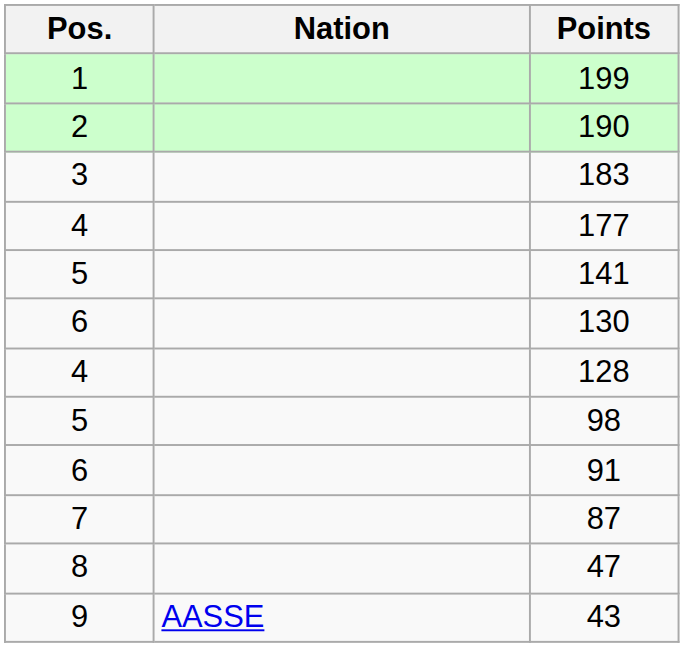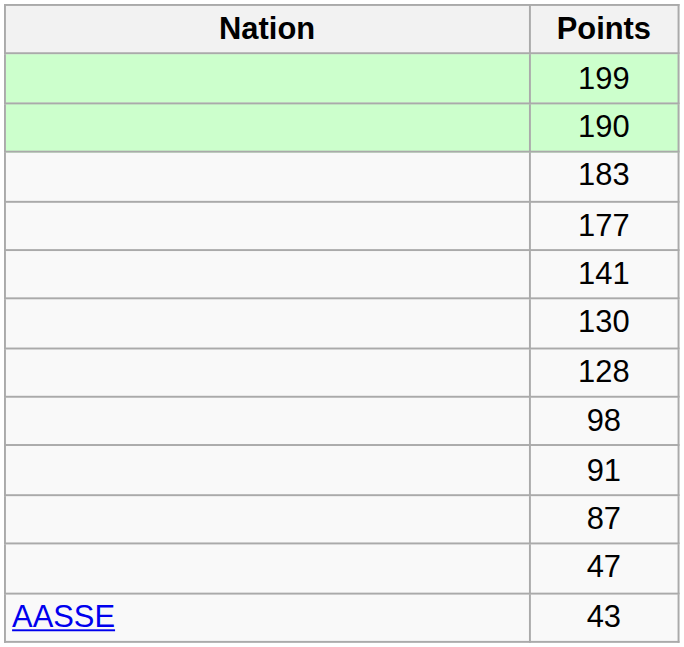- column: (80, 28)
